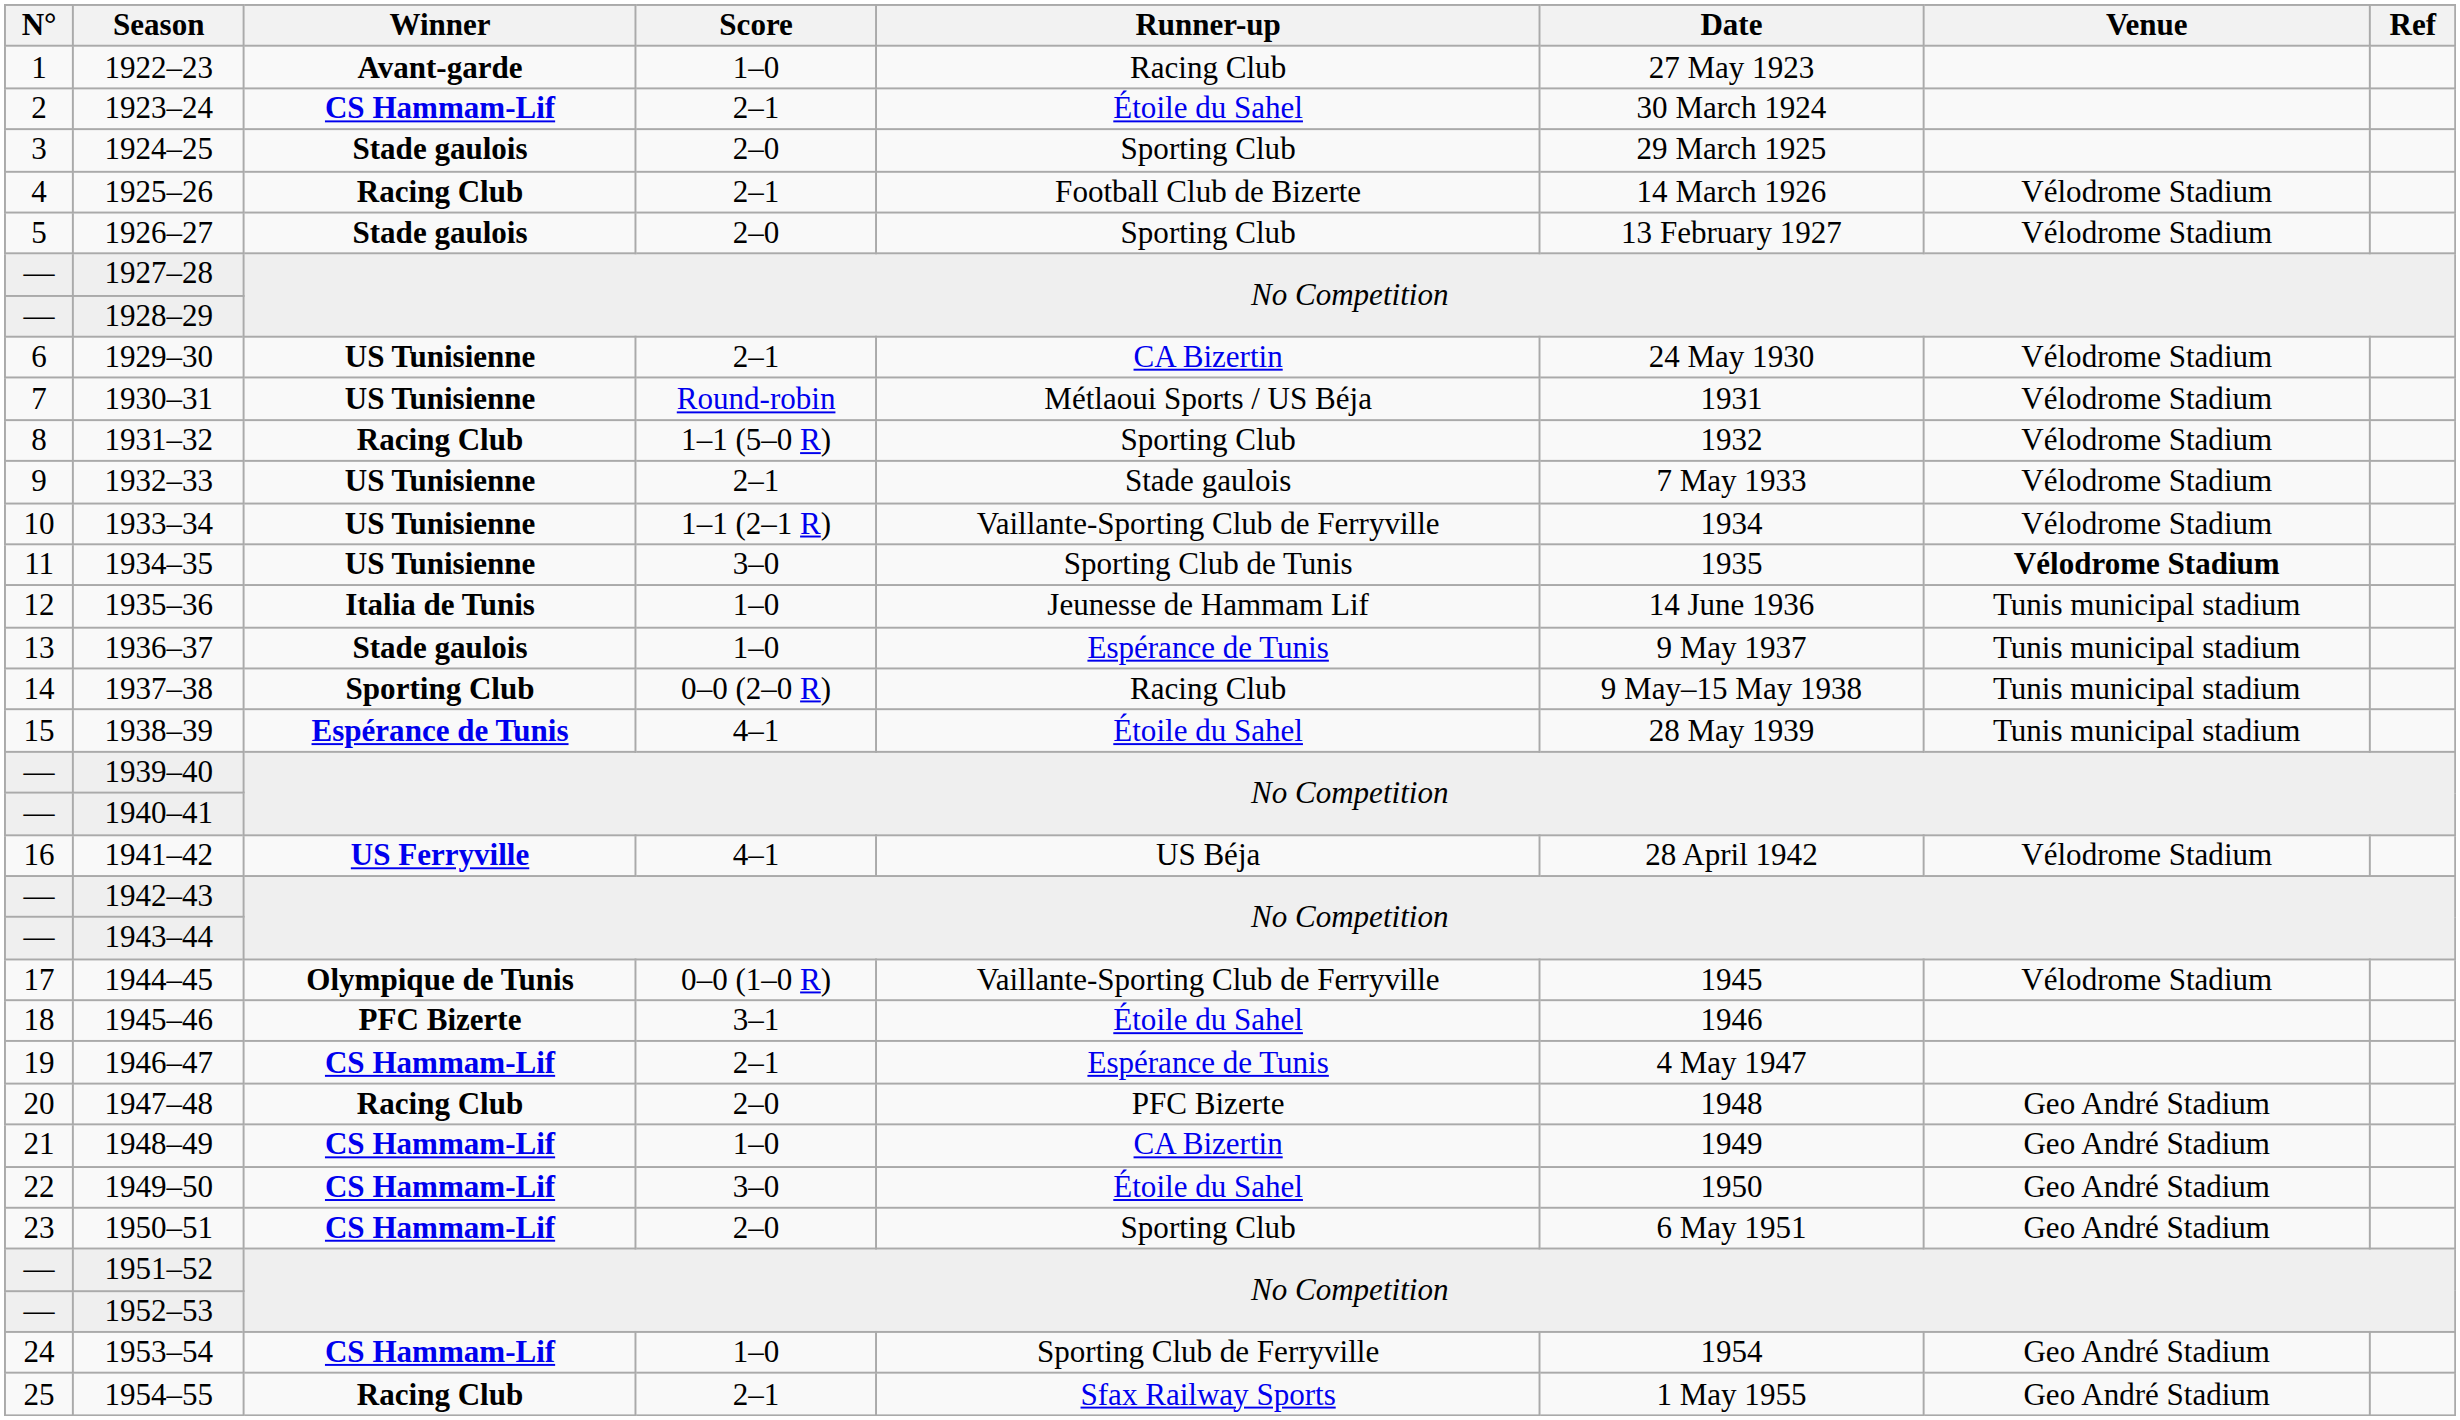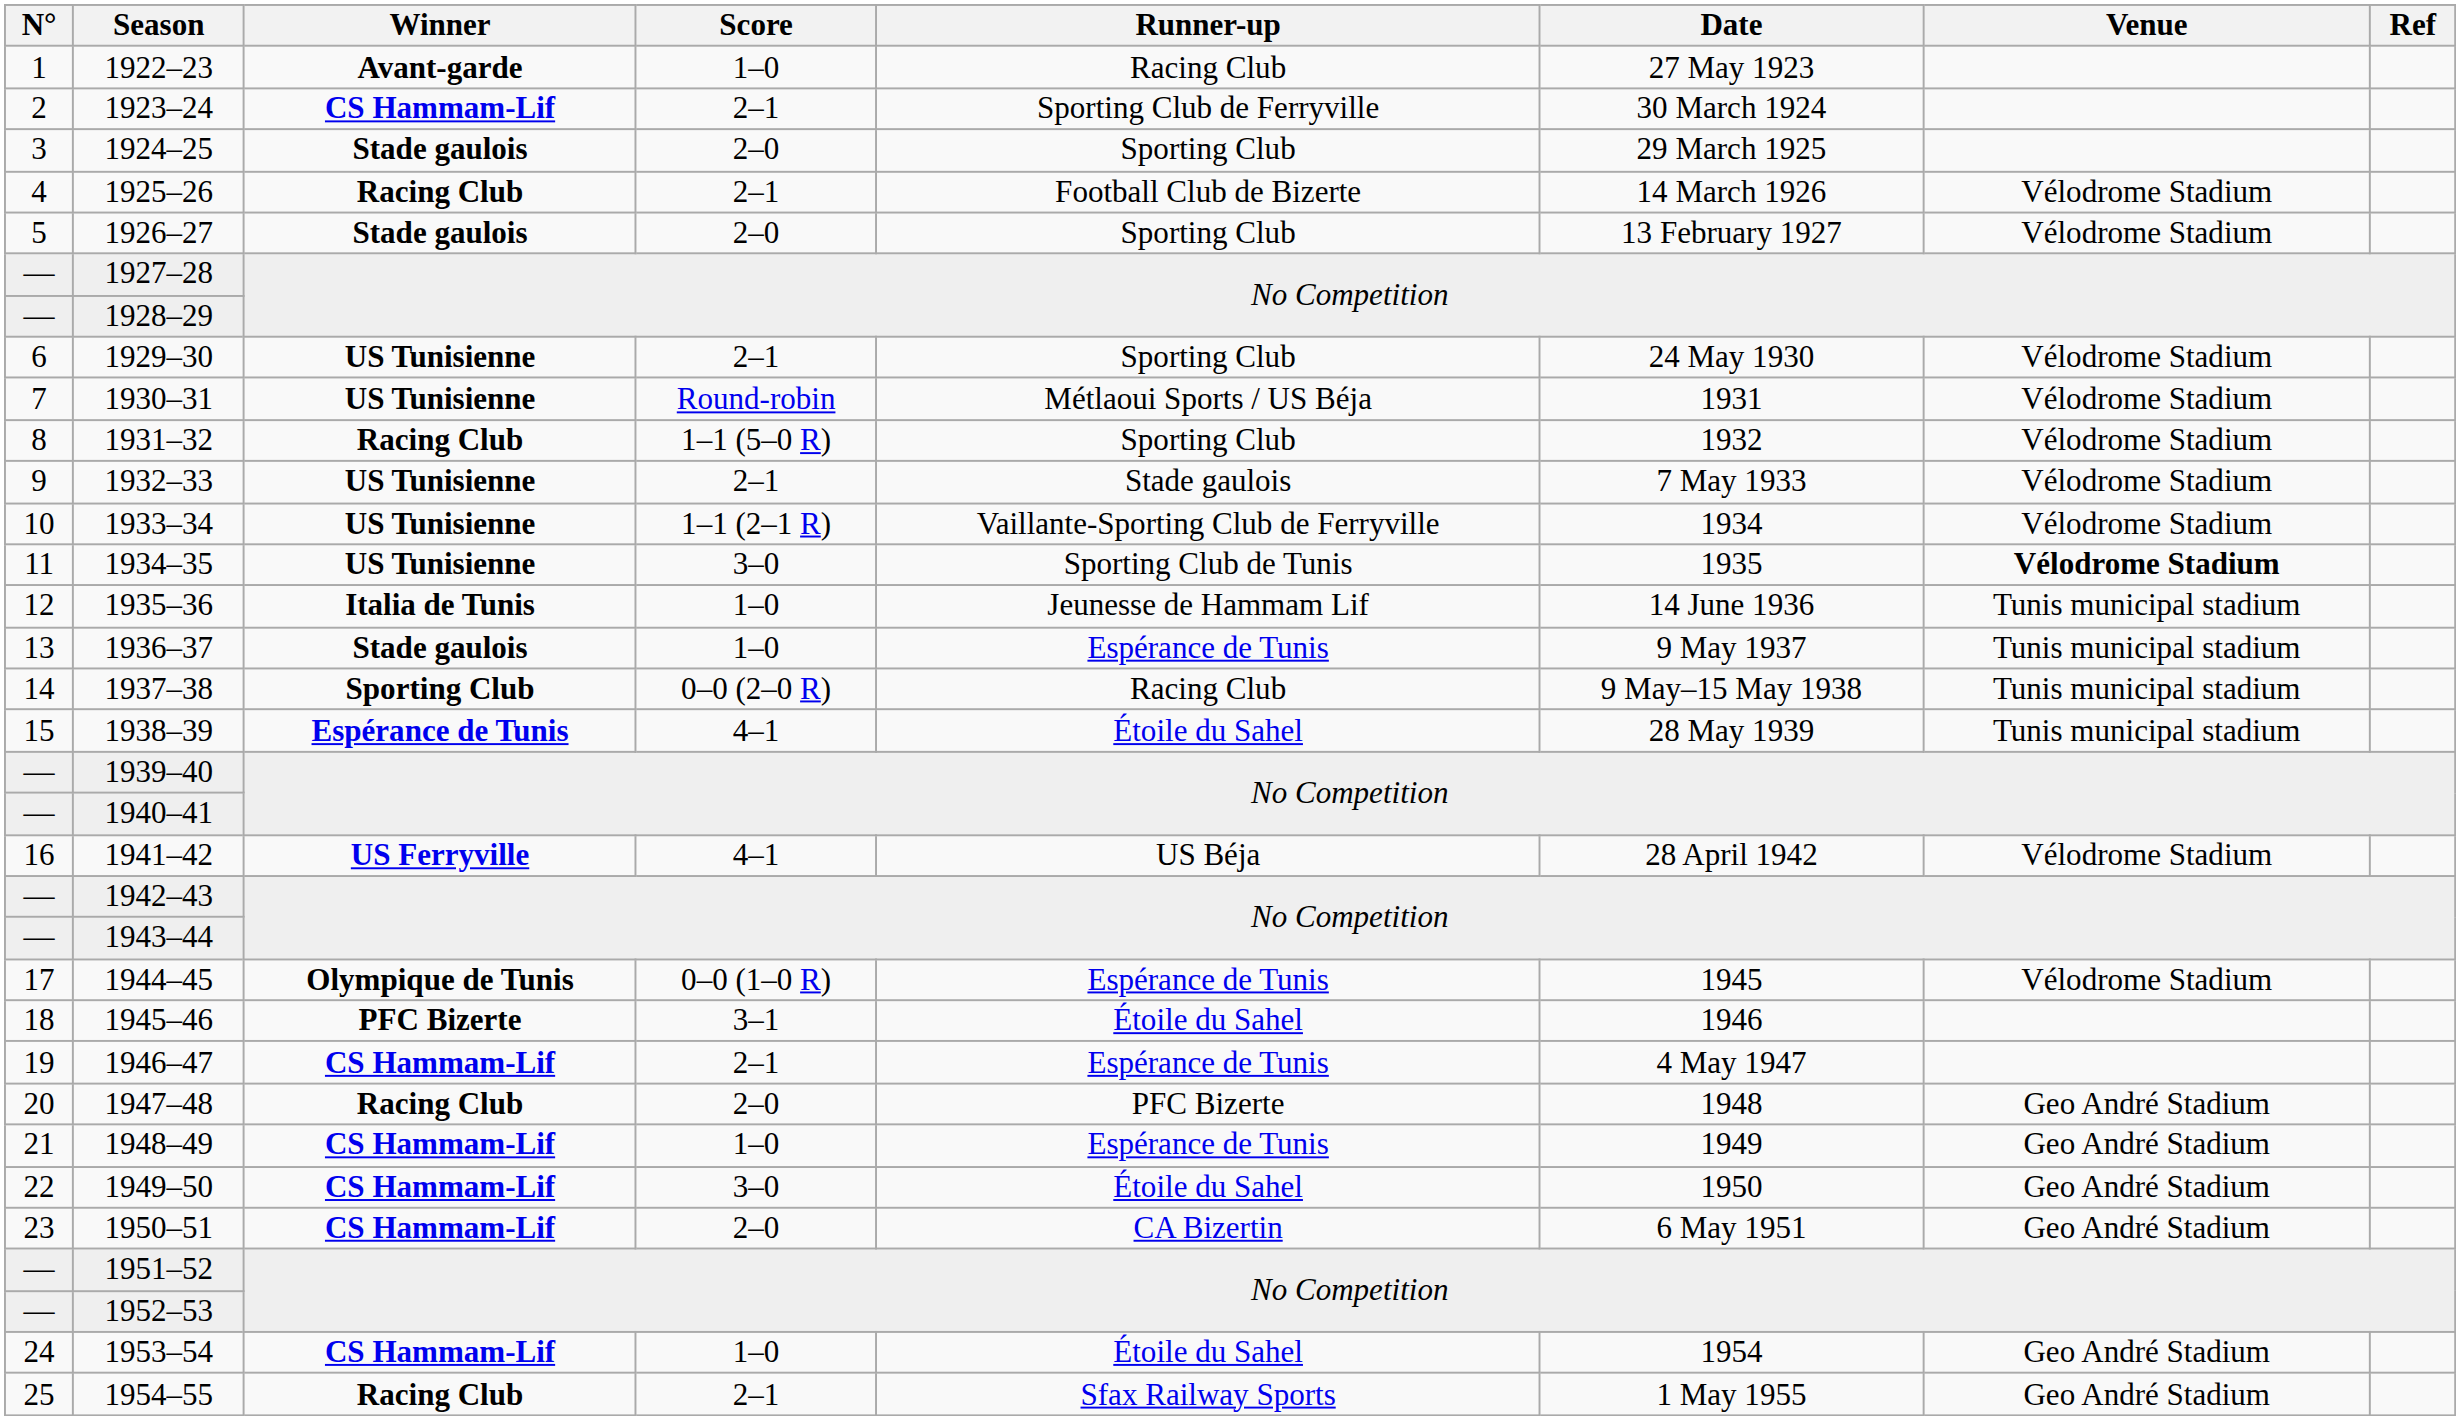(1208, 108) Étoile du Sahel -> (1208, 108) Sporting Club de Ferryville
(1208, 356) CA Bizertin -> (1208, 356) Sporting Club
(1208, 978) Vaillante-Sporting Club de Ferryville -> (1208, 978) Espérance de Tunis
(1208, 1144) CA Bizertin -> (1208, 1144) Espérance de Tunis
(1208, 1227) Sporting Club -> (1208, 1227) CA Bizertin
(1208, 1352) Sporting Club de Ferryville -> (1208, 1352) Étoile du Sahel
